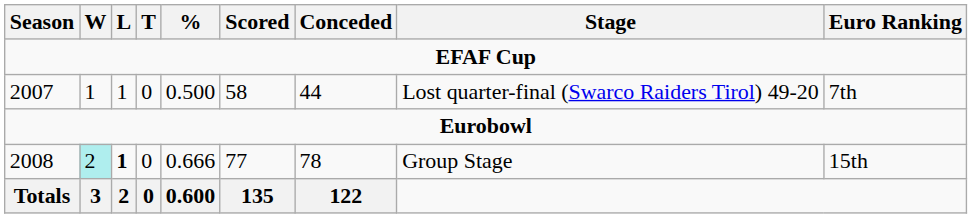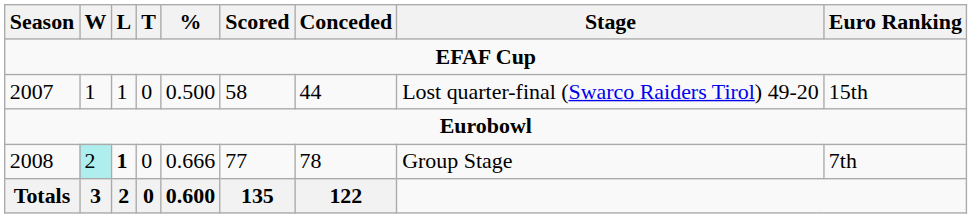(843, 91) 7th -> (848, 91) 15th
(848, 160) 15th -> (843, 160) 7th
